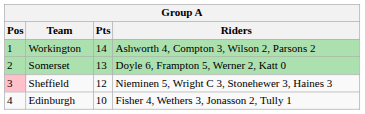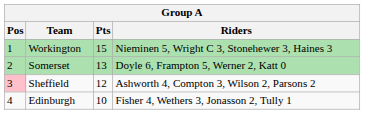(101, 48) 14 -> (101, 48) 15
(215, 48) Ashworth 4, Compton 3, Wilson 2, Parsons 2 -> (224, 48) Nieminen 5, Wright C 3, Stonehewer 3, Haines 3
(224, 83) Nieminen 5, Wright C 3, Stonehewer 3, Haines 3 -> (215, 83) Ashworth 4, Compton 3, Wilson 2, Parsons 2
